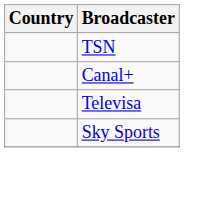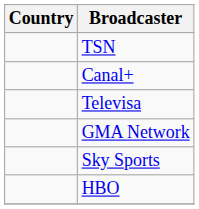+ row: (136, 132)
+ row: (101, 189)
